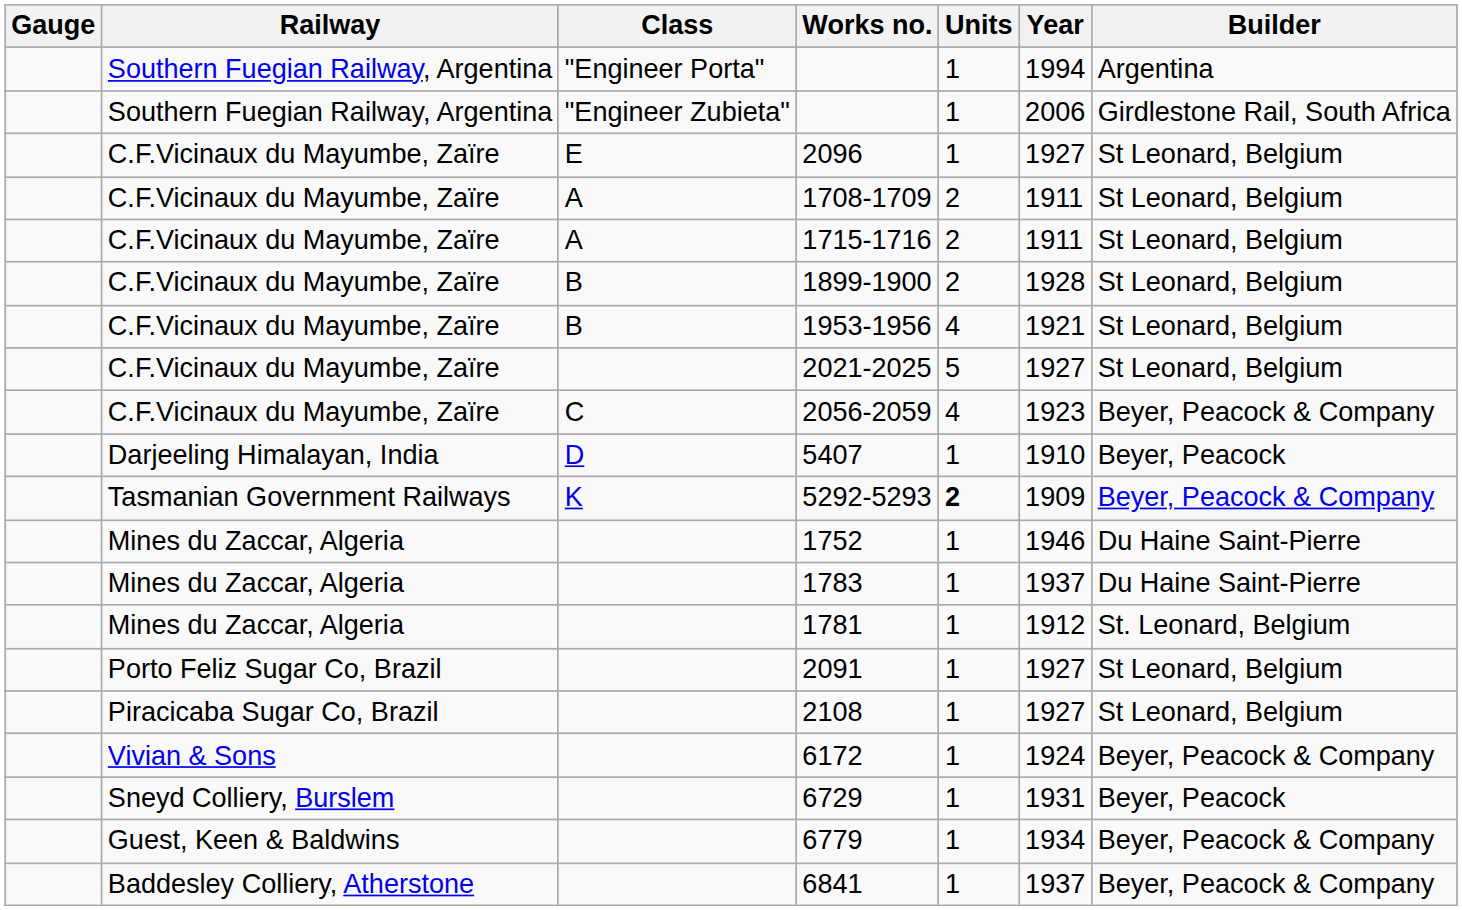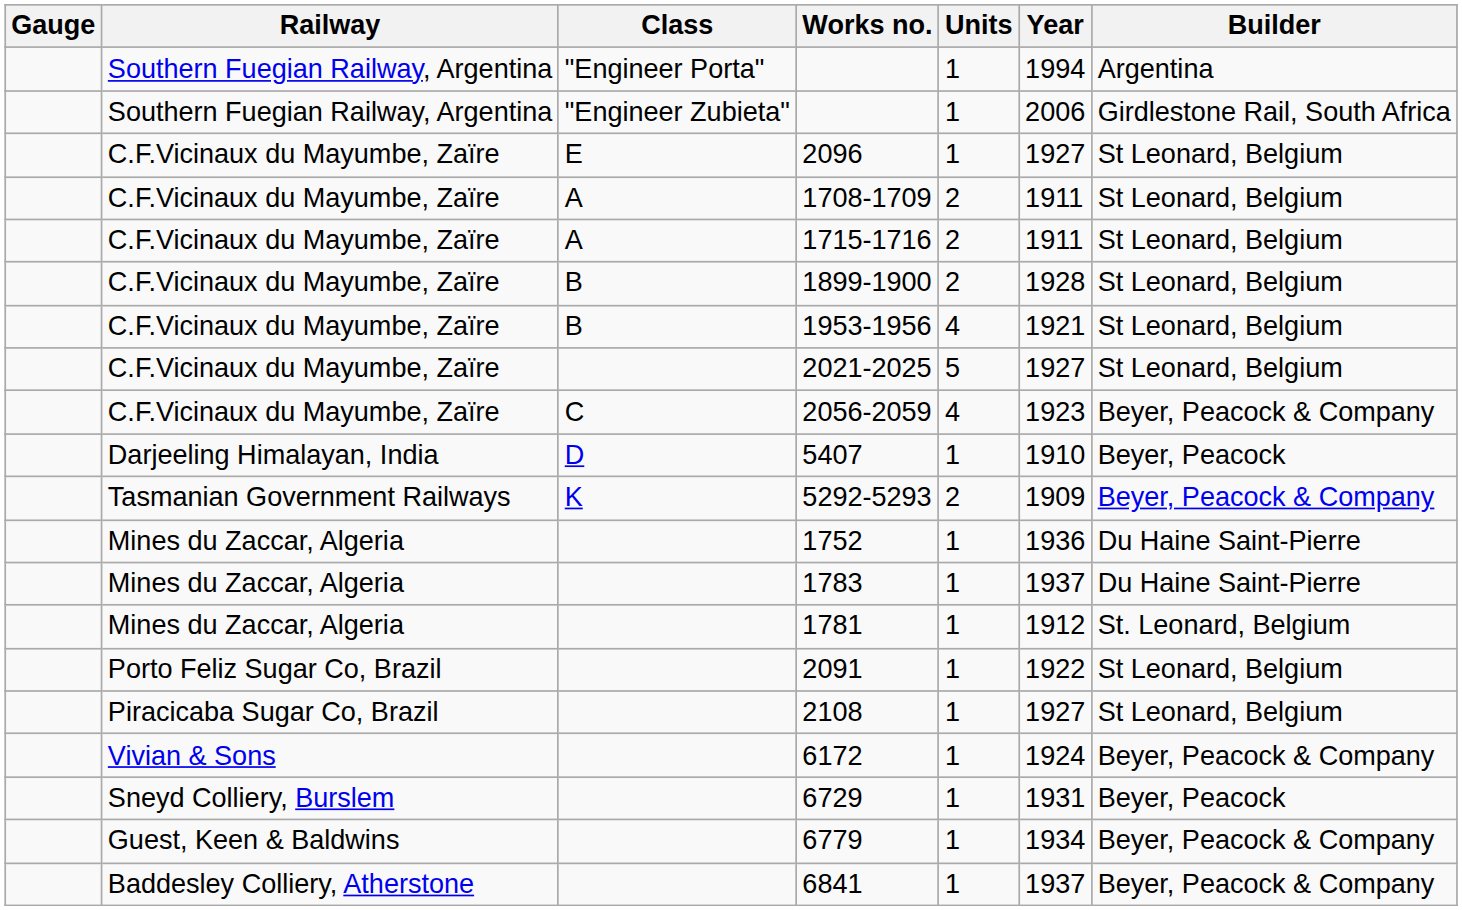(953, 497) bold -> (953, 497) normal
(1055, 540) 1946 -> (1055, 540) 1936
(1055, 669) 1927 -> (1055, 669) 1922
